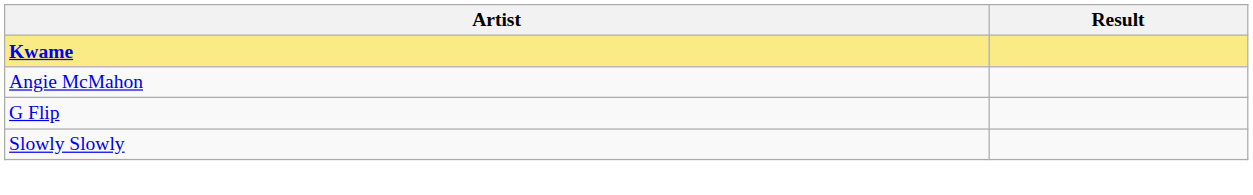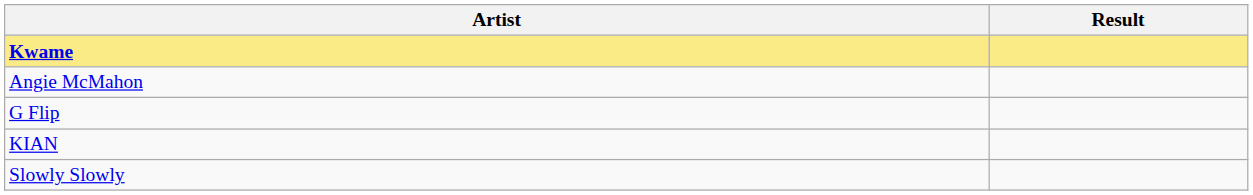+ row: (34, 143)
